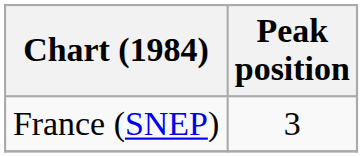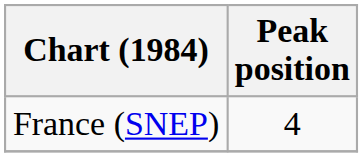(292, 123) 3 -> (292, 123) 4
